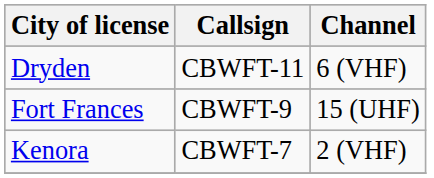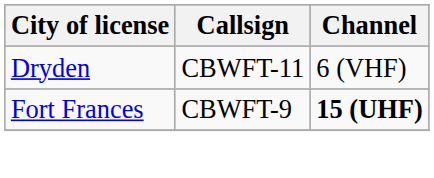(368, 109) normal -> (370, 109) bold
- row: (50, 151)
